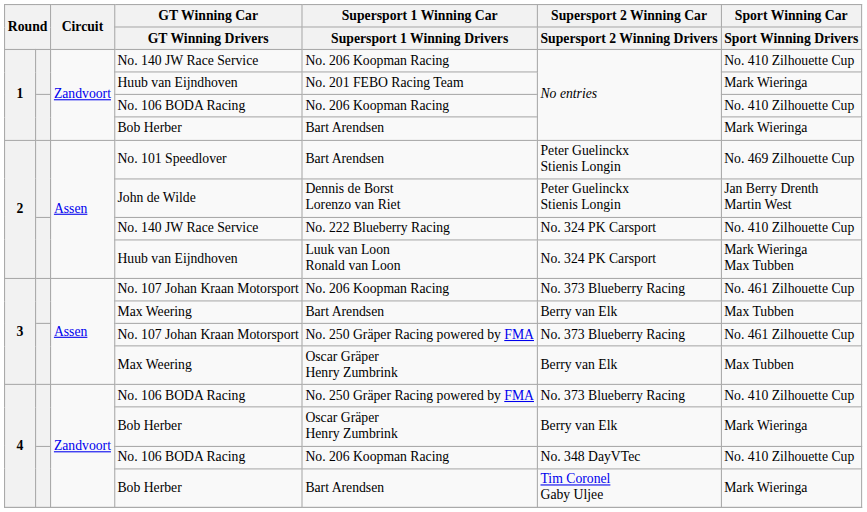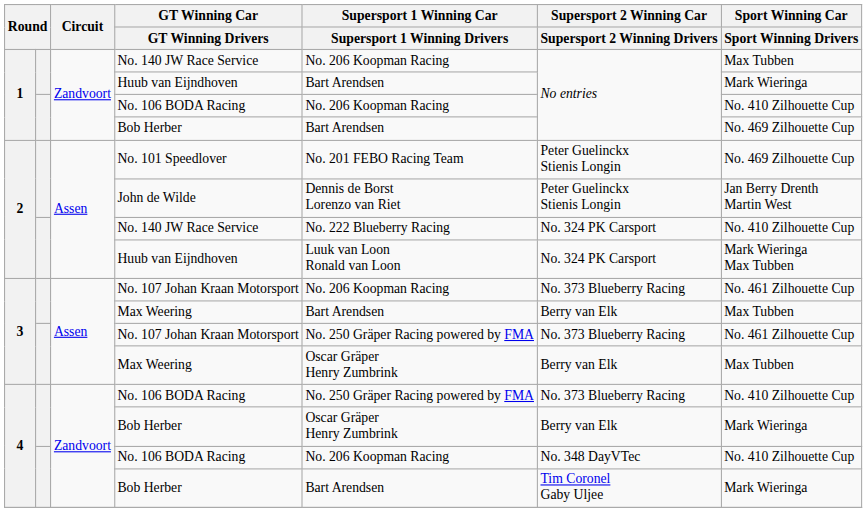(789, 60) No. 410 Zilhouette Cup -> (759, 60) Max Tubben
(384, 83) No. 201 FEBO Racing Team -> (345, 83) Bart Arendsen
(766, 128) Mark Wieringa -> (789, 128) No. 469 Zilhouette Cup
(345, 159) Bart Arendsen -> (384, 159) No. 201 FEBO Racing Team
